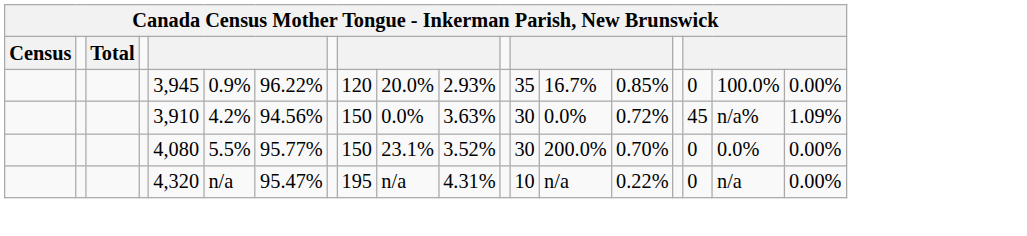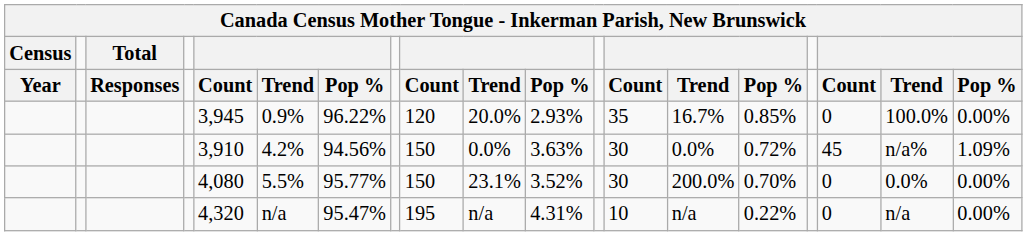+ row: (40, 85)
